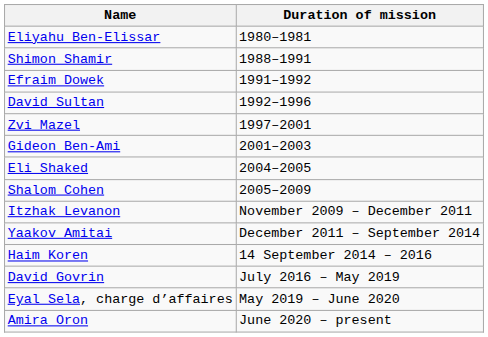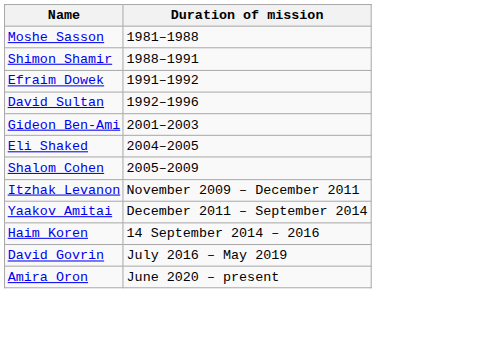- row: (84, 37)
+ row: (56, 37)
- row: (44, 125)
- row: (120, 299)
